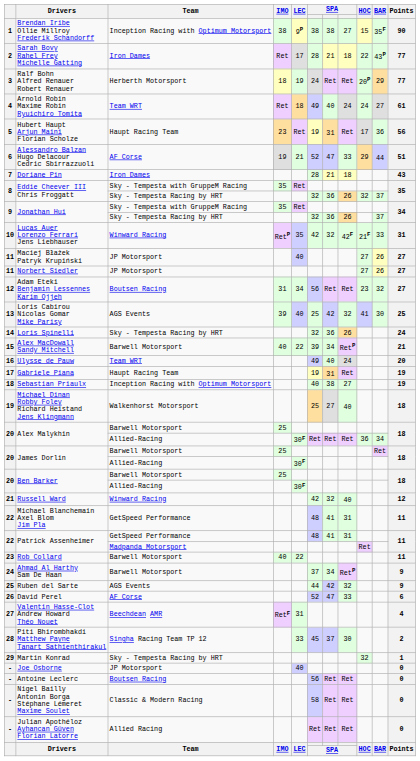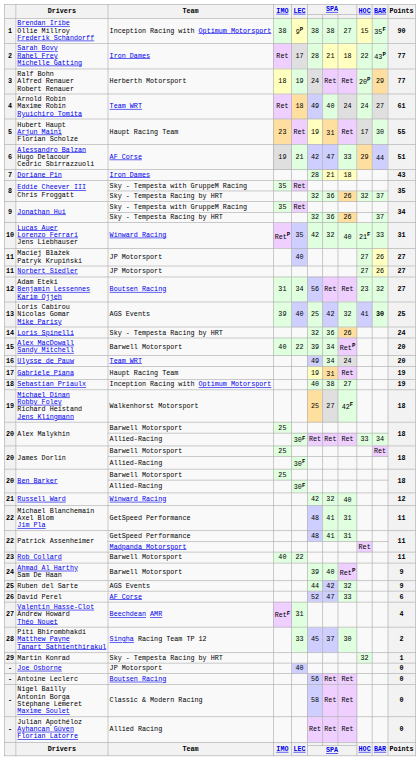(380, 132) 36 -> (380, 132) 30
(402, 132) 56 -> (402, 132) 55
(315, 157) 52 -> (315, 157) 42
(347, 236) 42F -> (347, 237) 40
(380, 315) normal -> (380, 315) bold
(402, 347) 21 -> (402, 347) 20
(330, 361) 40 -> (330, 361) 34
(347, 407) 40 -> (347, 406) 42F
(365, 440) 36 -> (365, 440) 33
(315, 572) 37 -> (315, 572) 39
(330, 572) 34 -> (330, 572) 40
